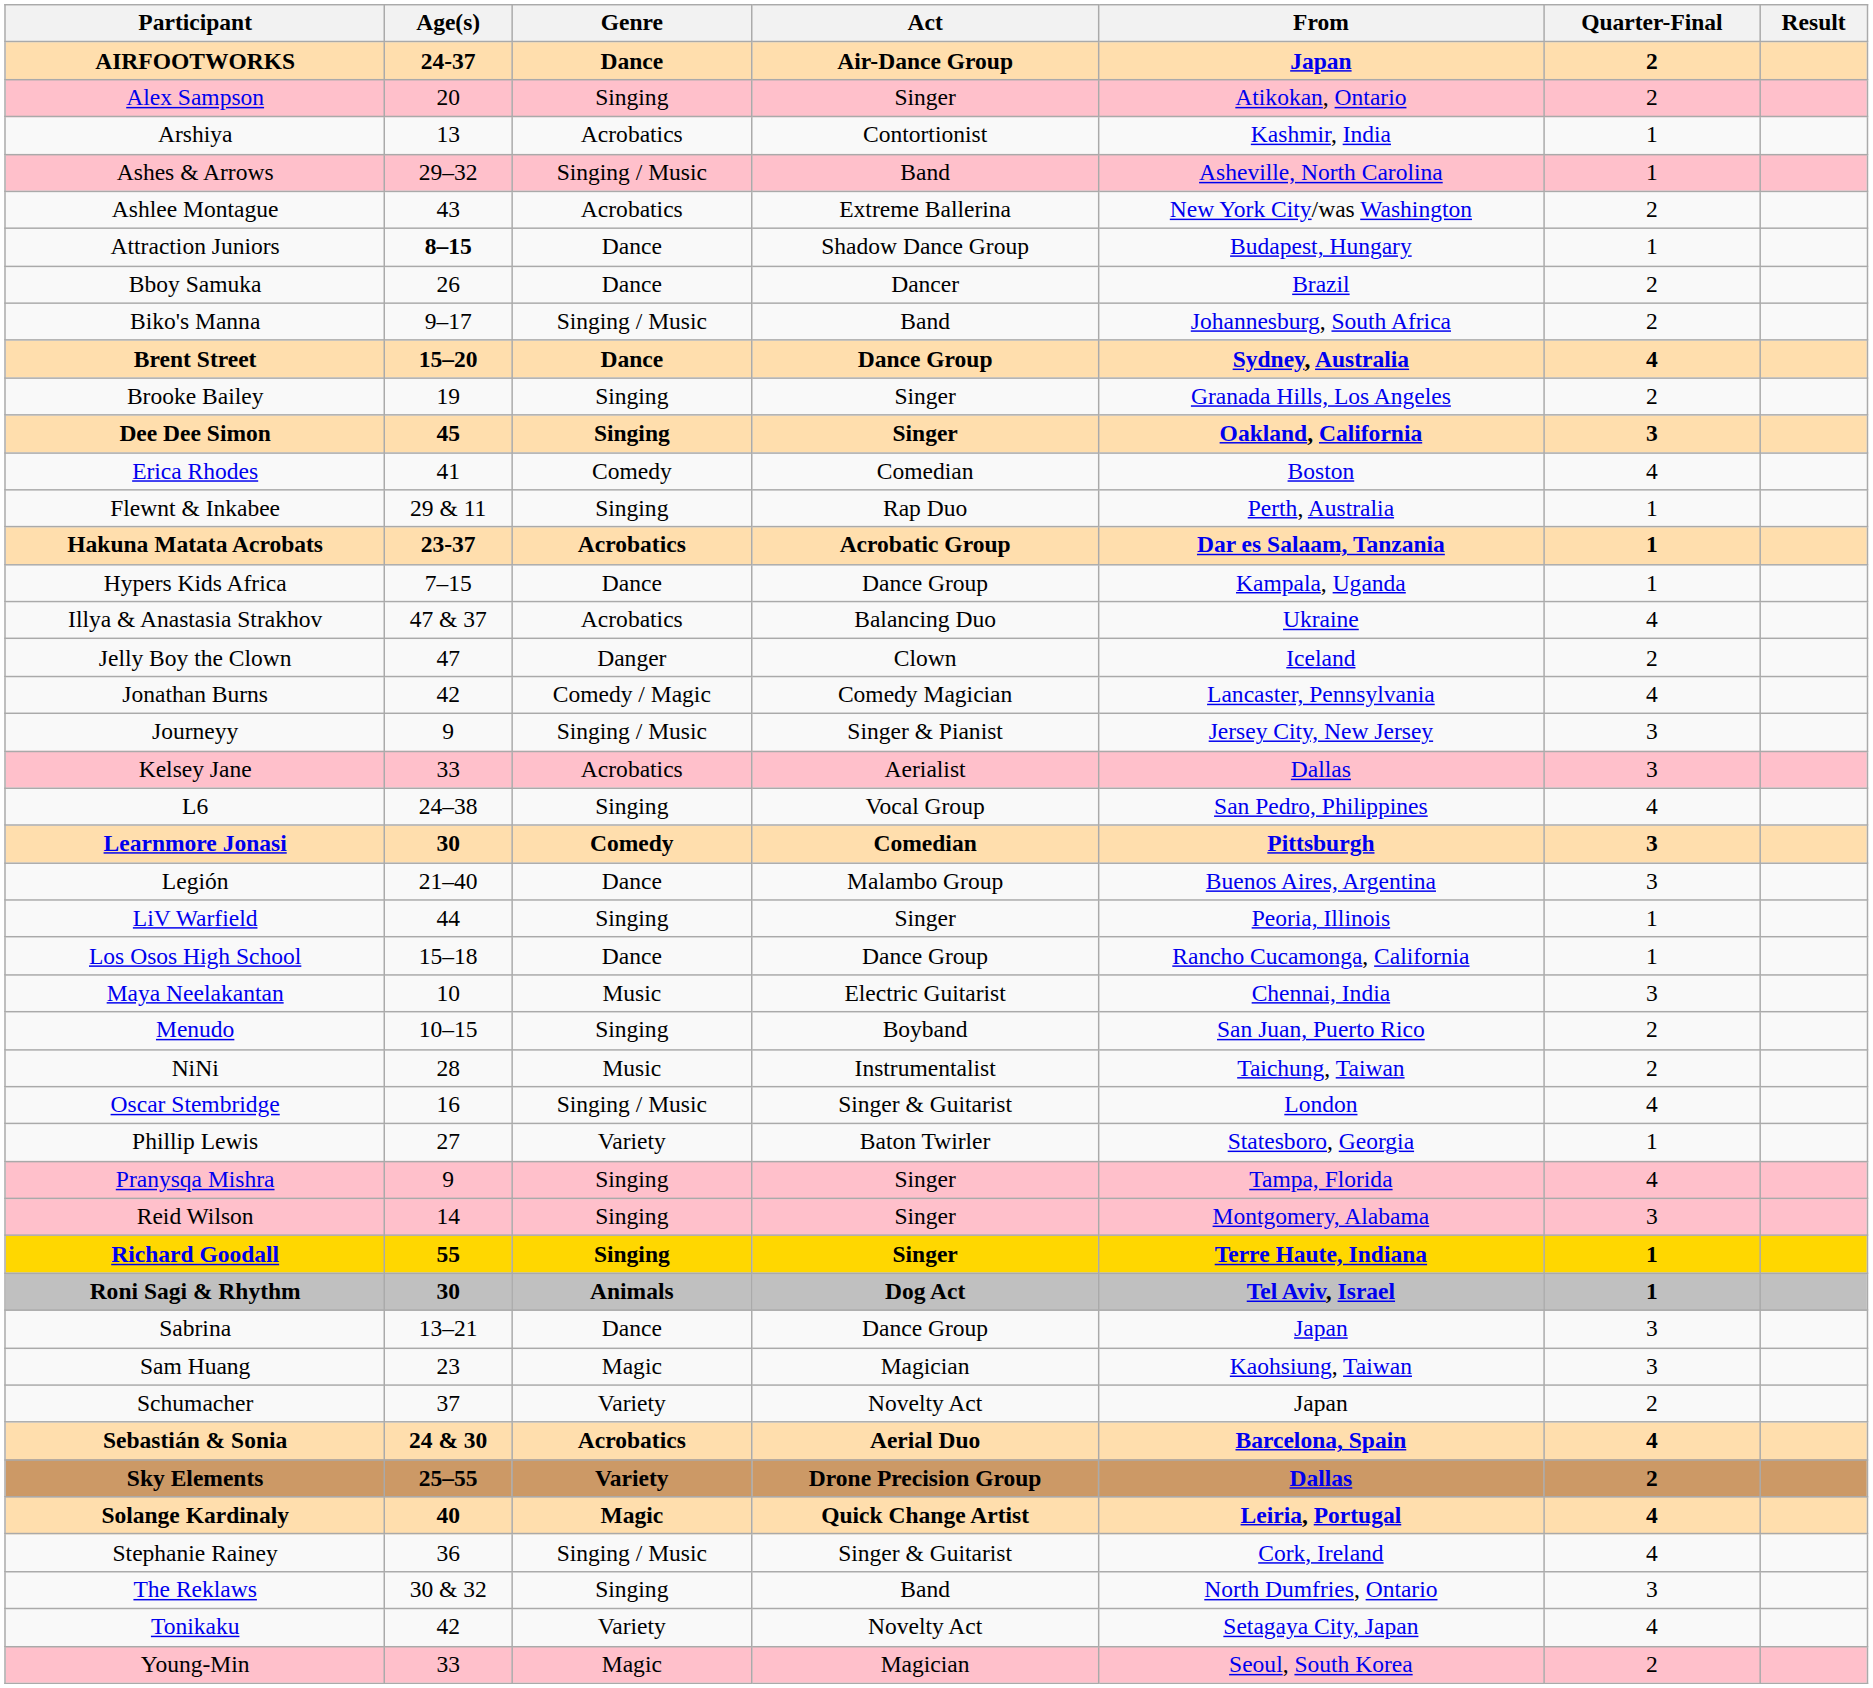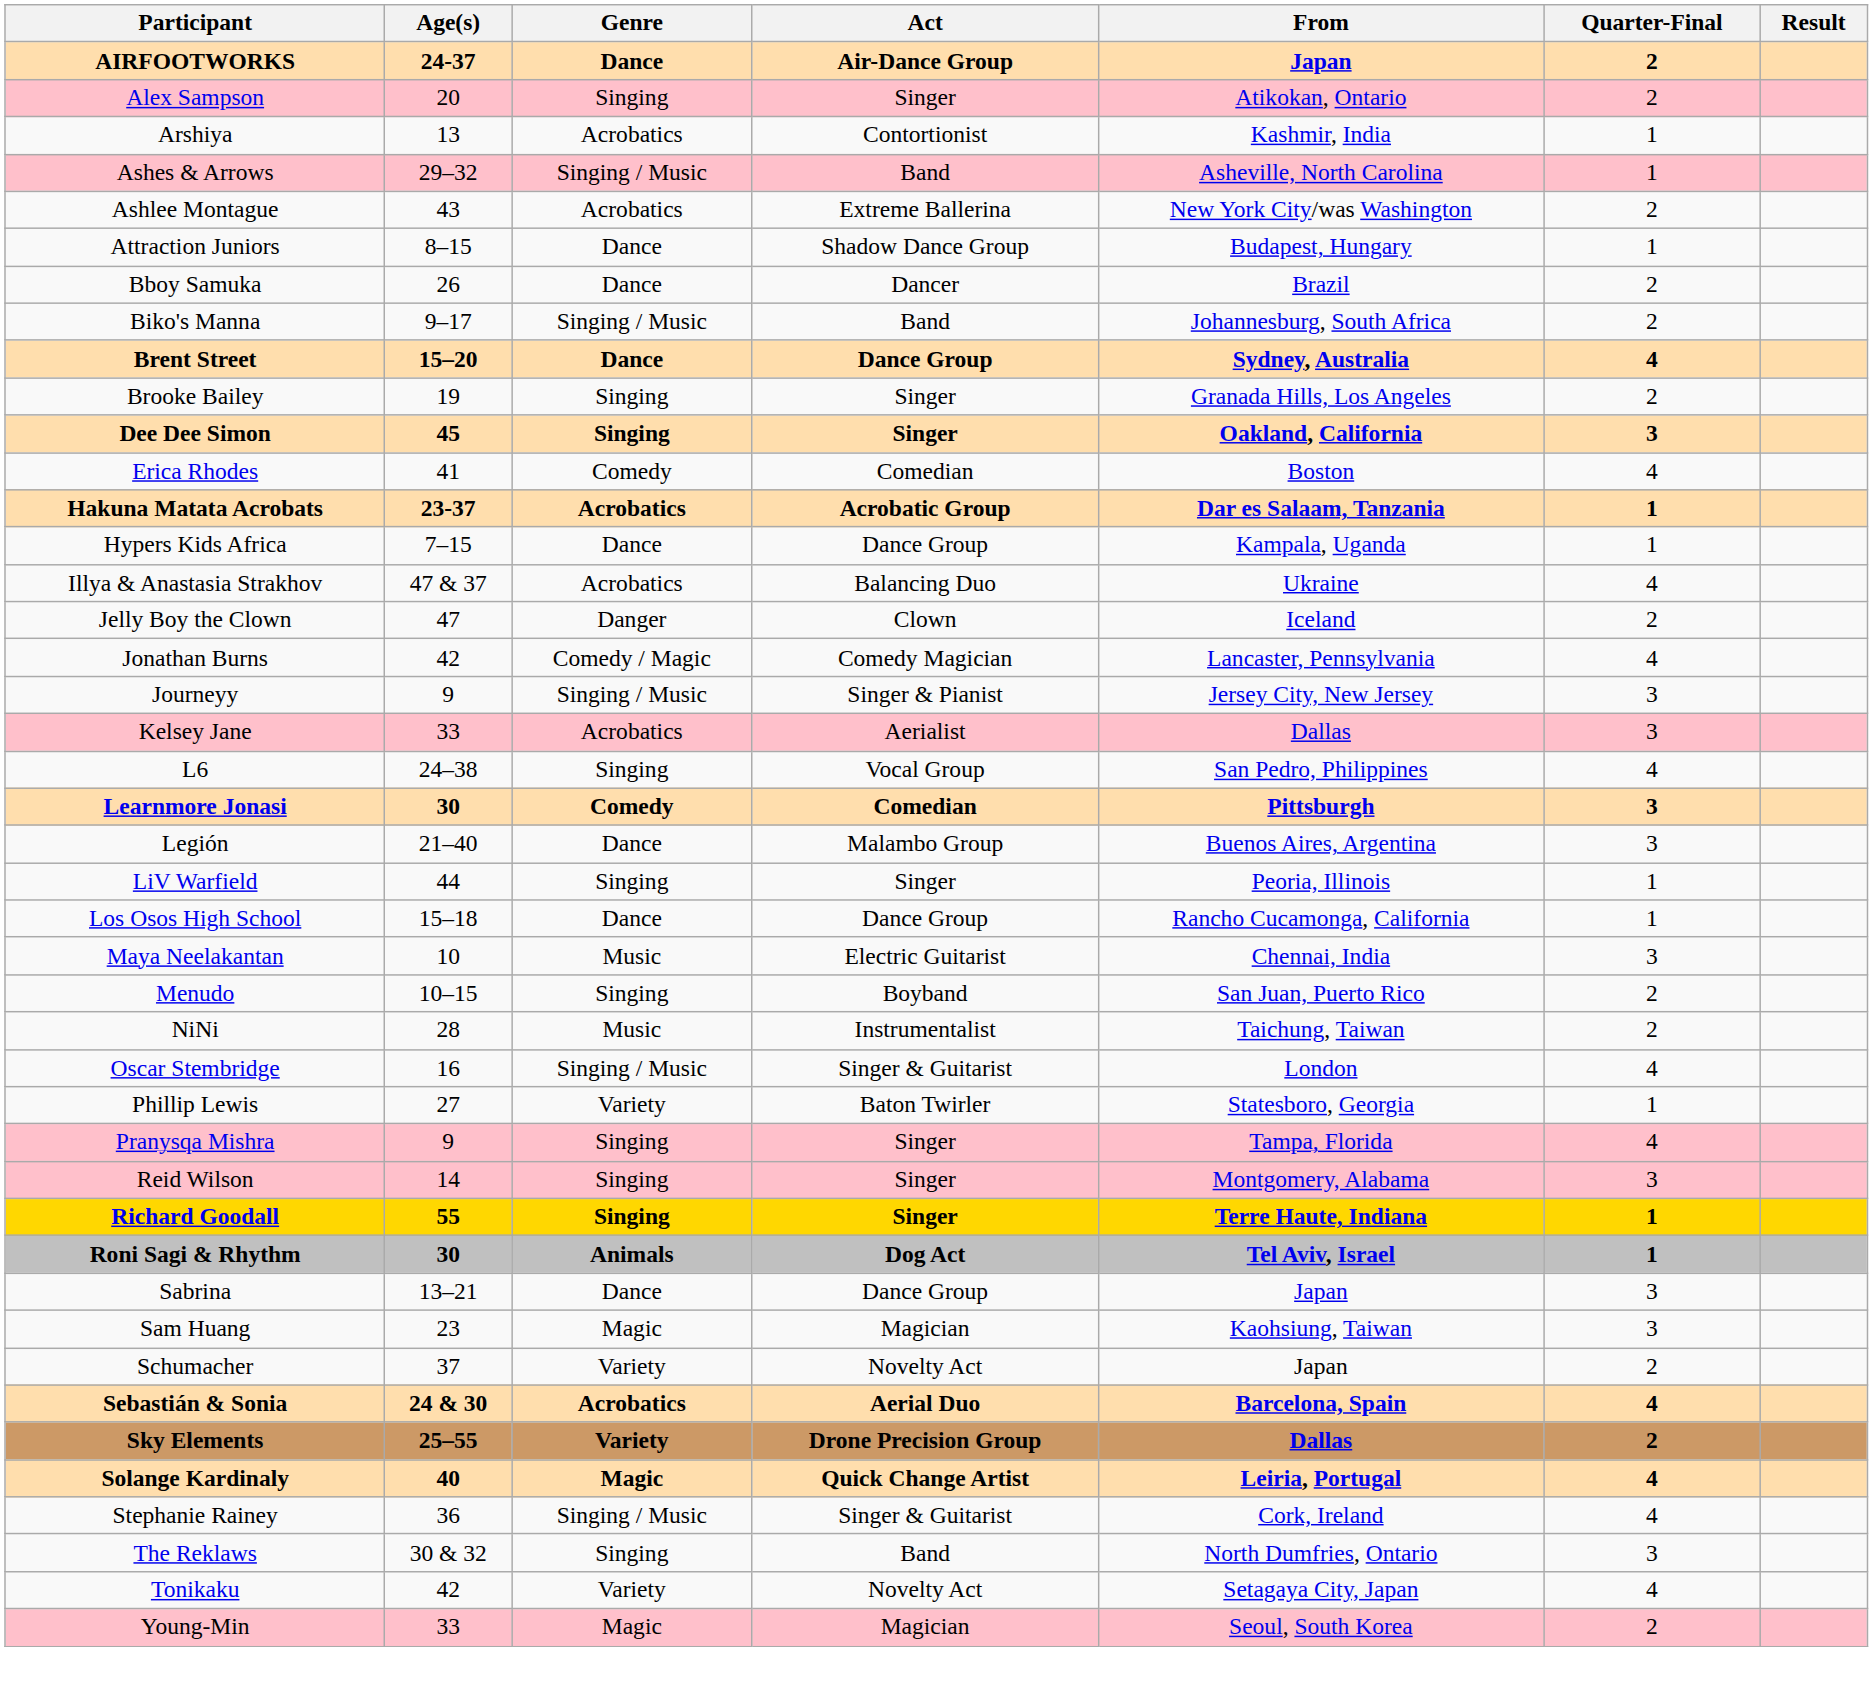(448, 246) bold -> (448, 246) normal
- row: (195, 508)
